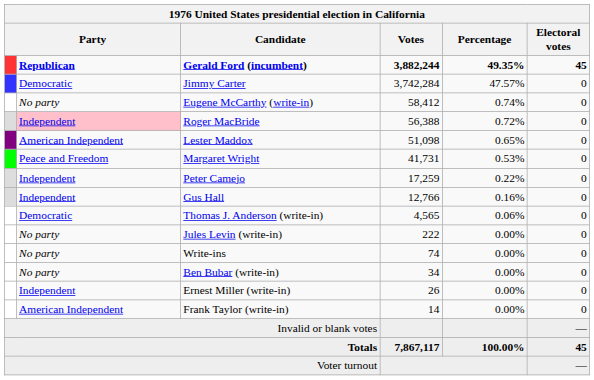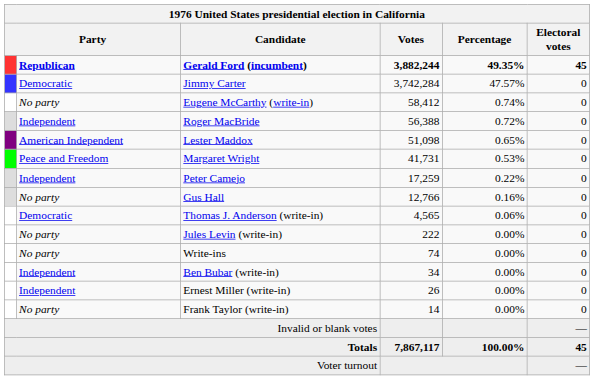(47, 121) pink background -> (47, 121) no background
(47, 196) Independent -> (39, 196) No party
(39, 271) No party -> (47, 271) Independent
(71, 309) American Independent -> (39, 309) No party
